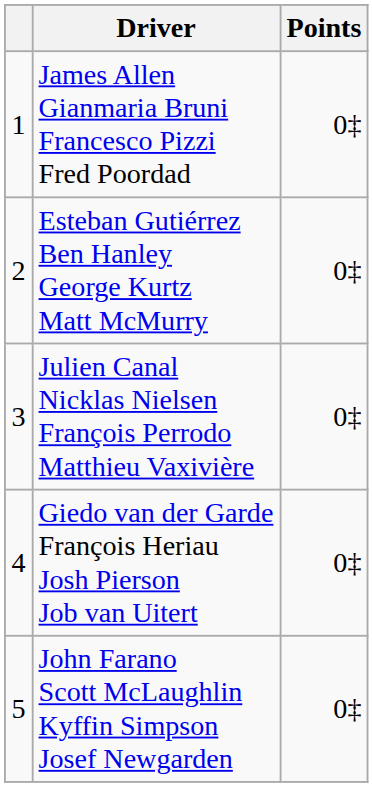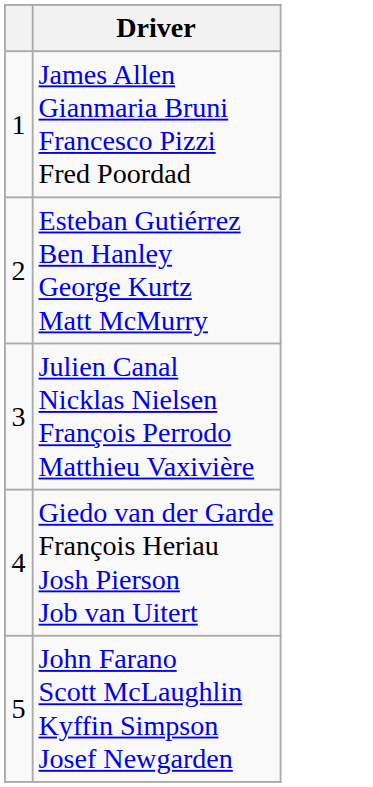- column: (324, 27)
